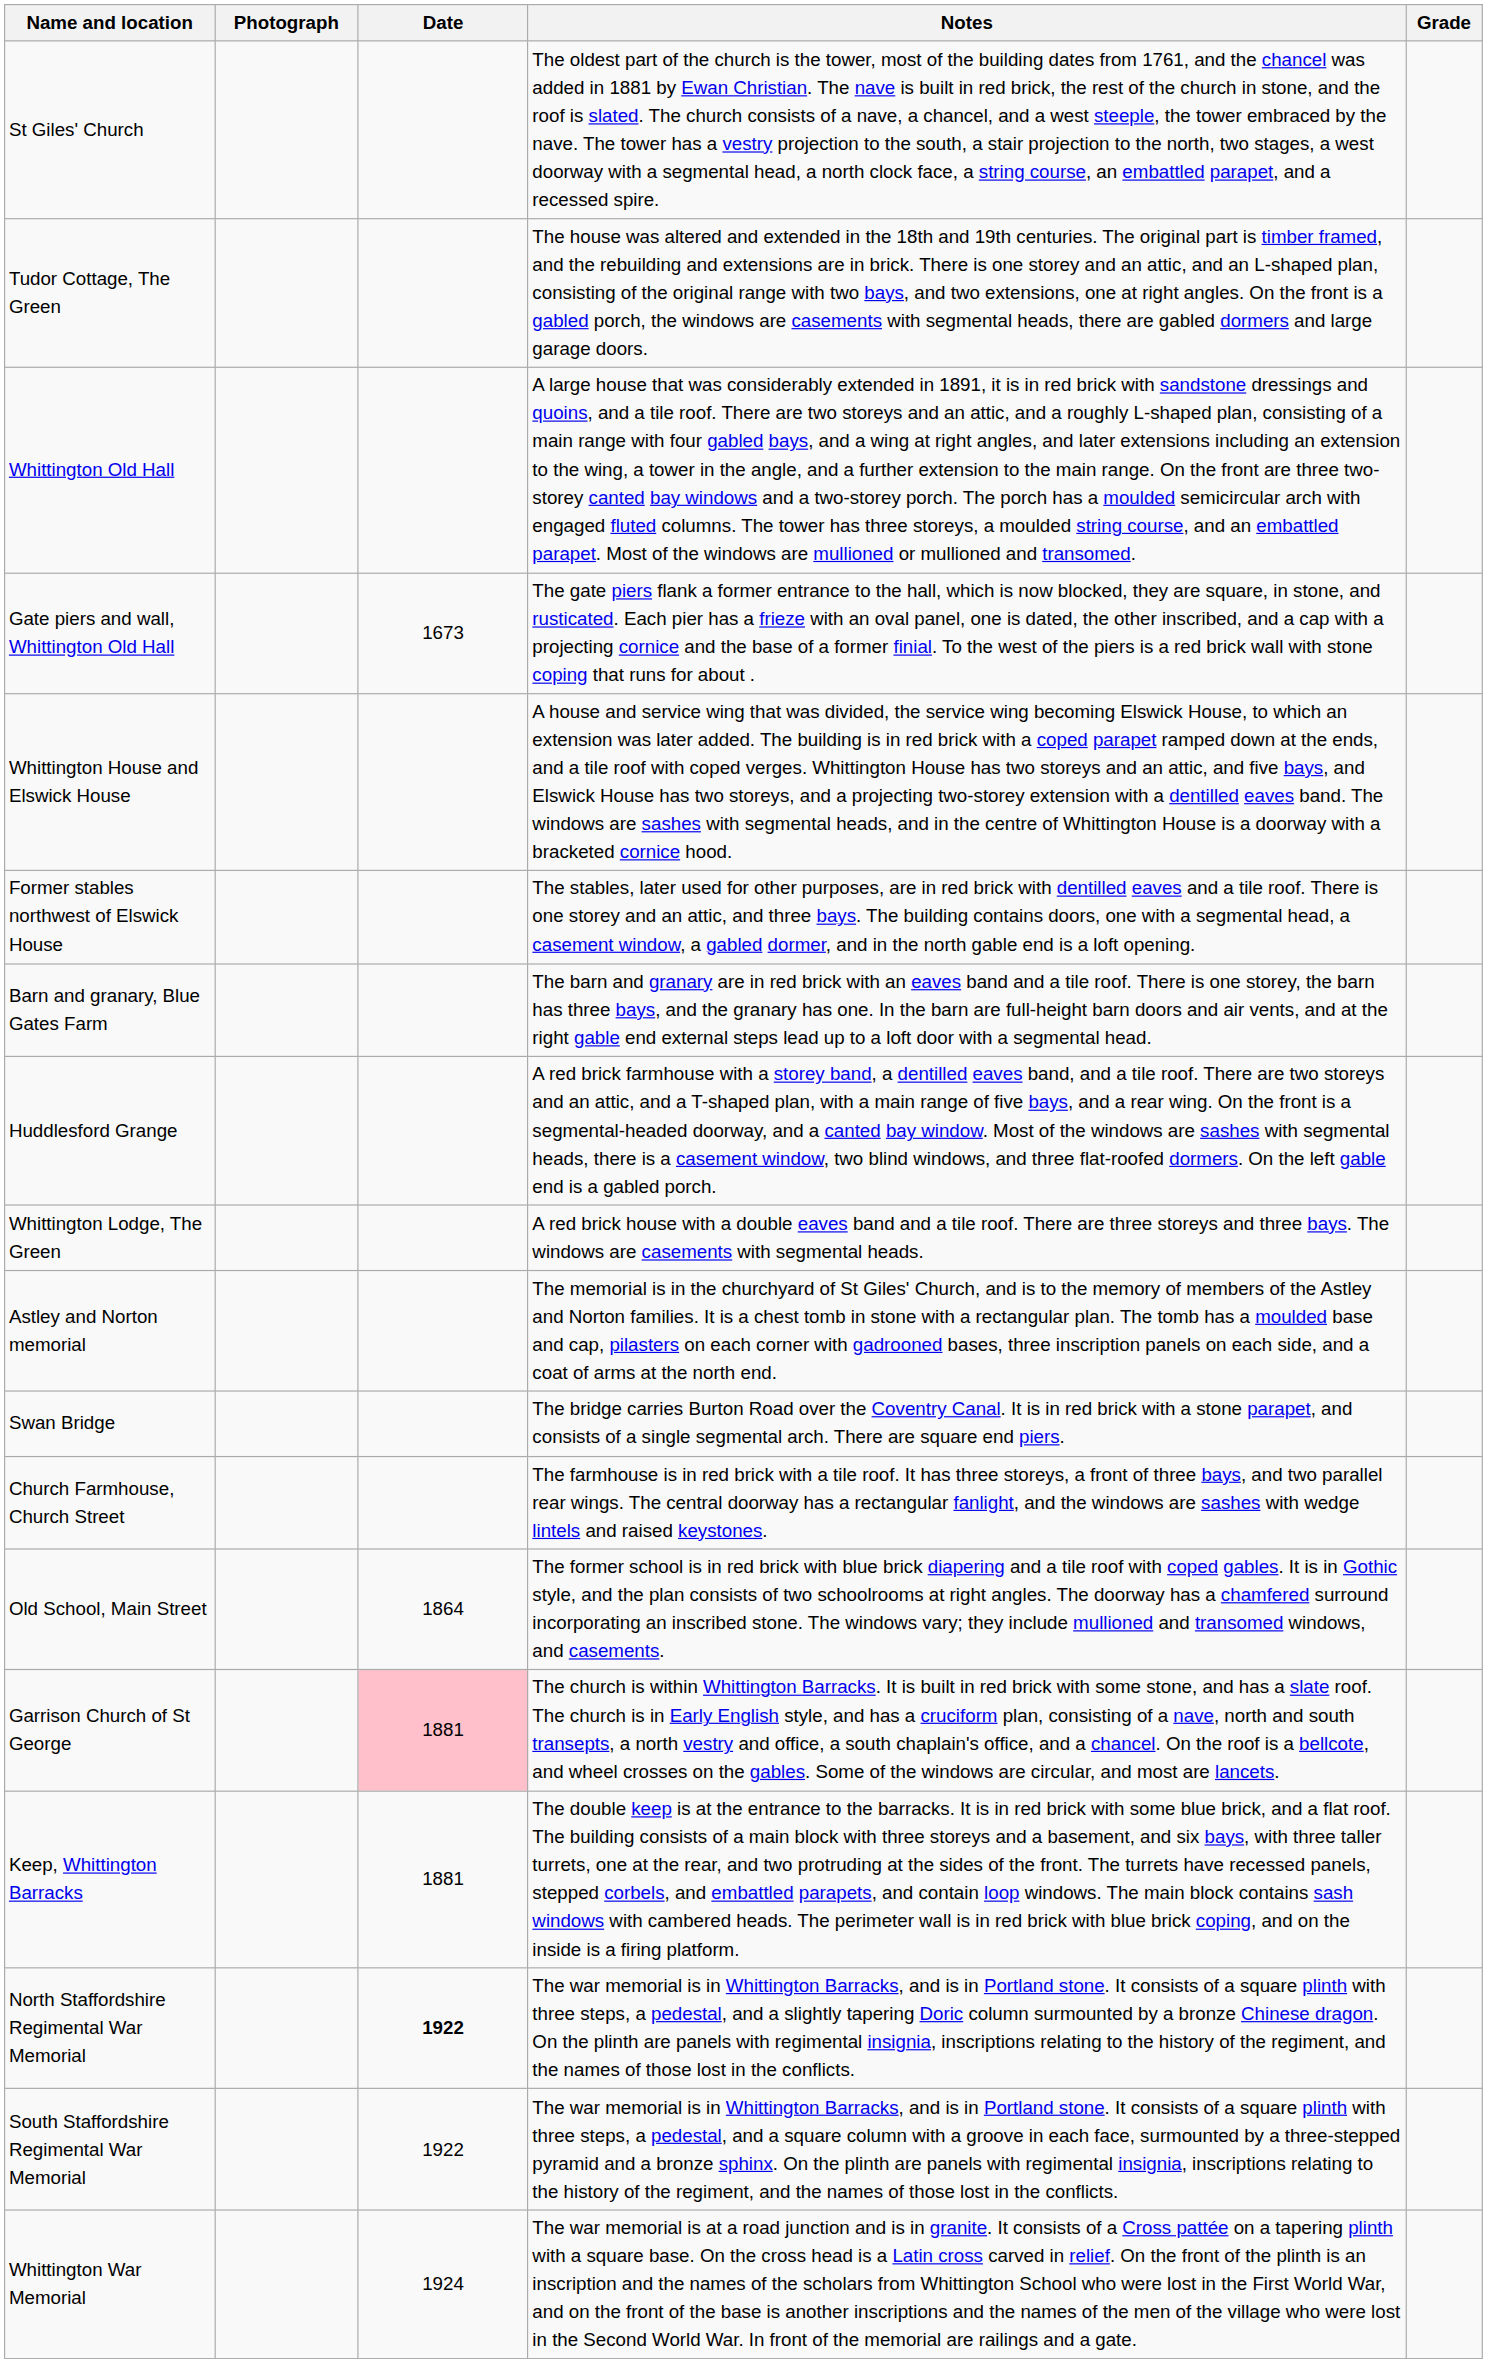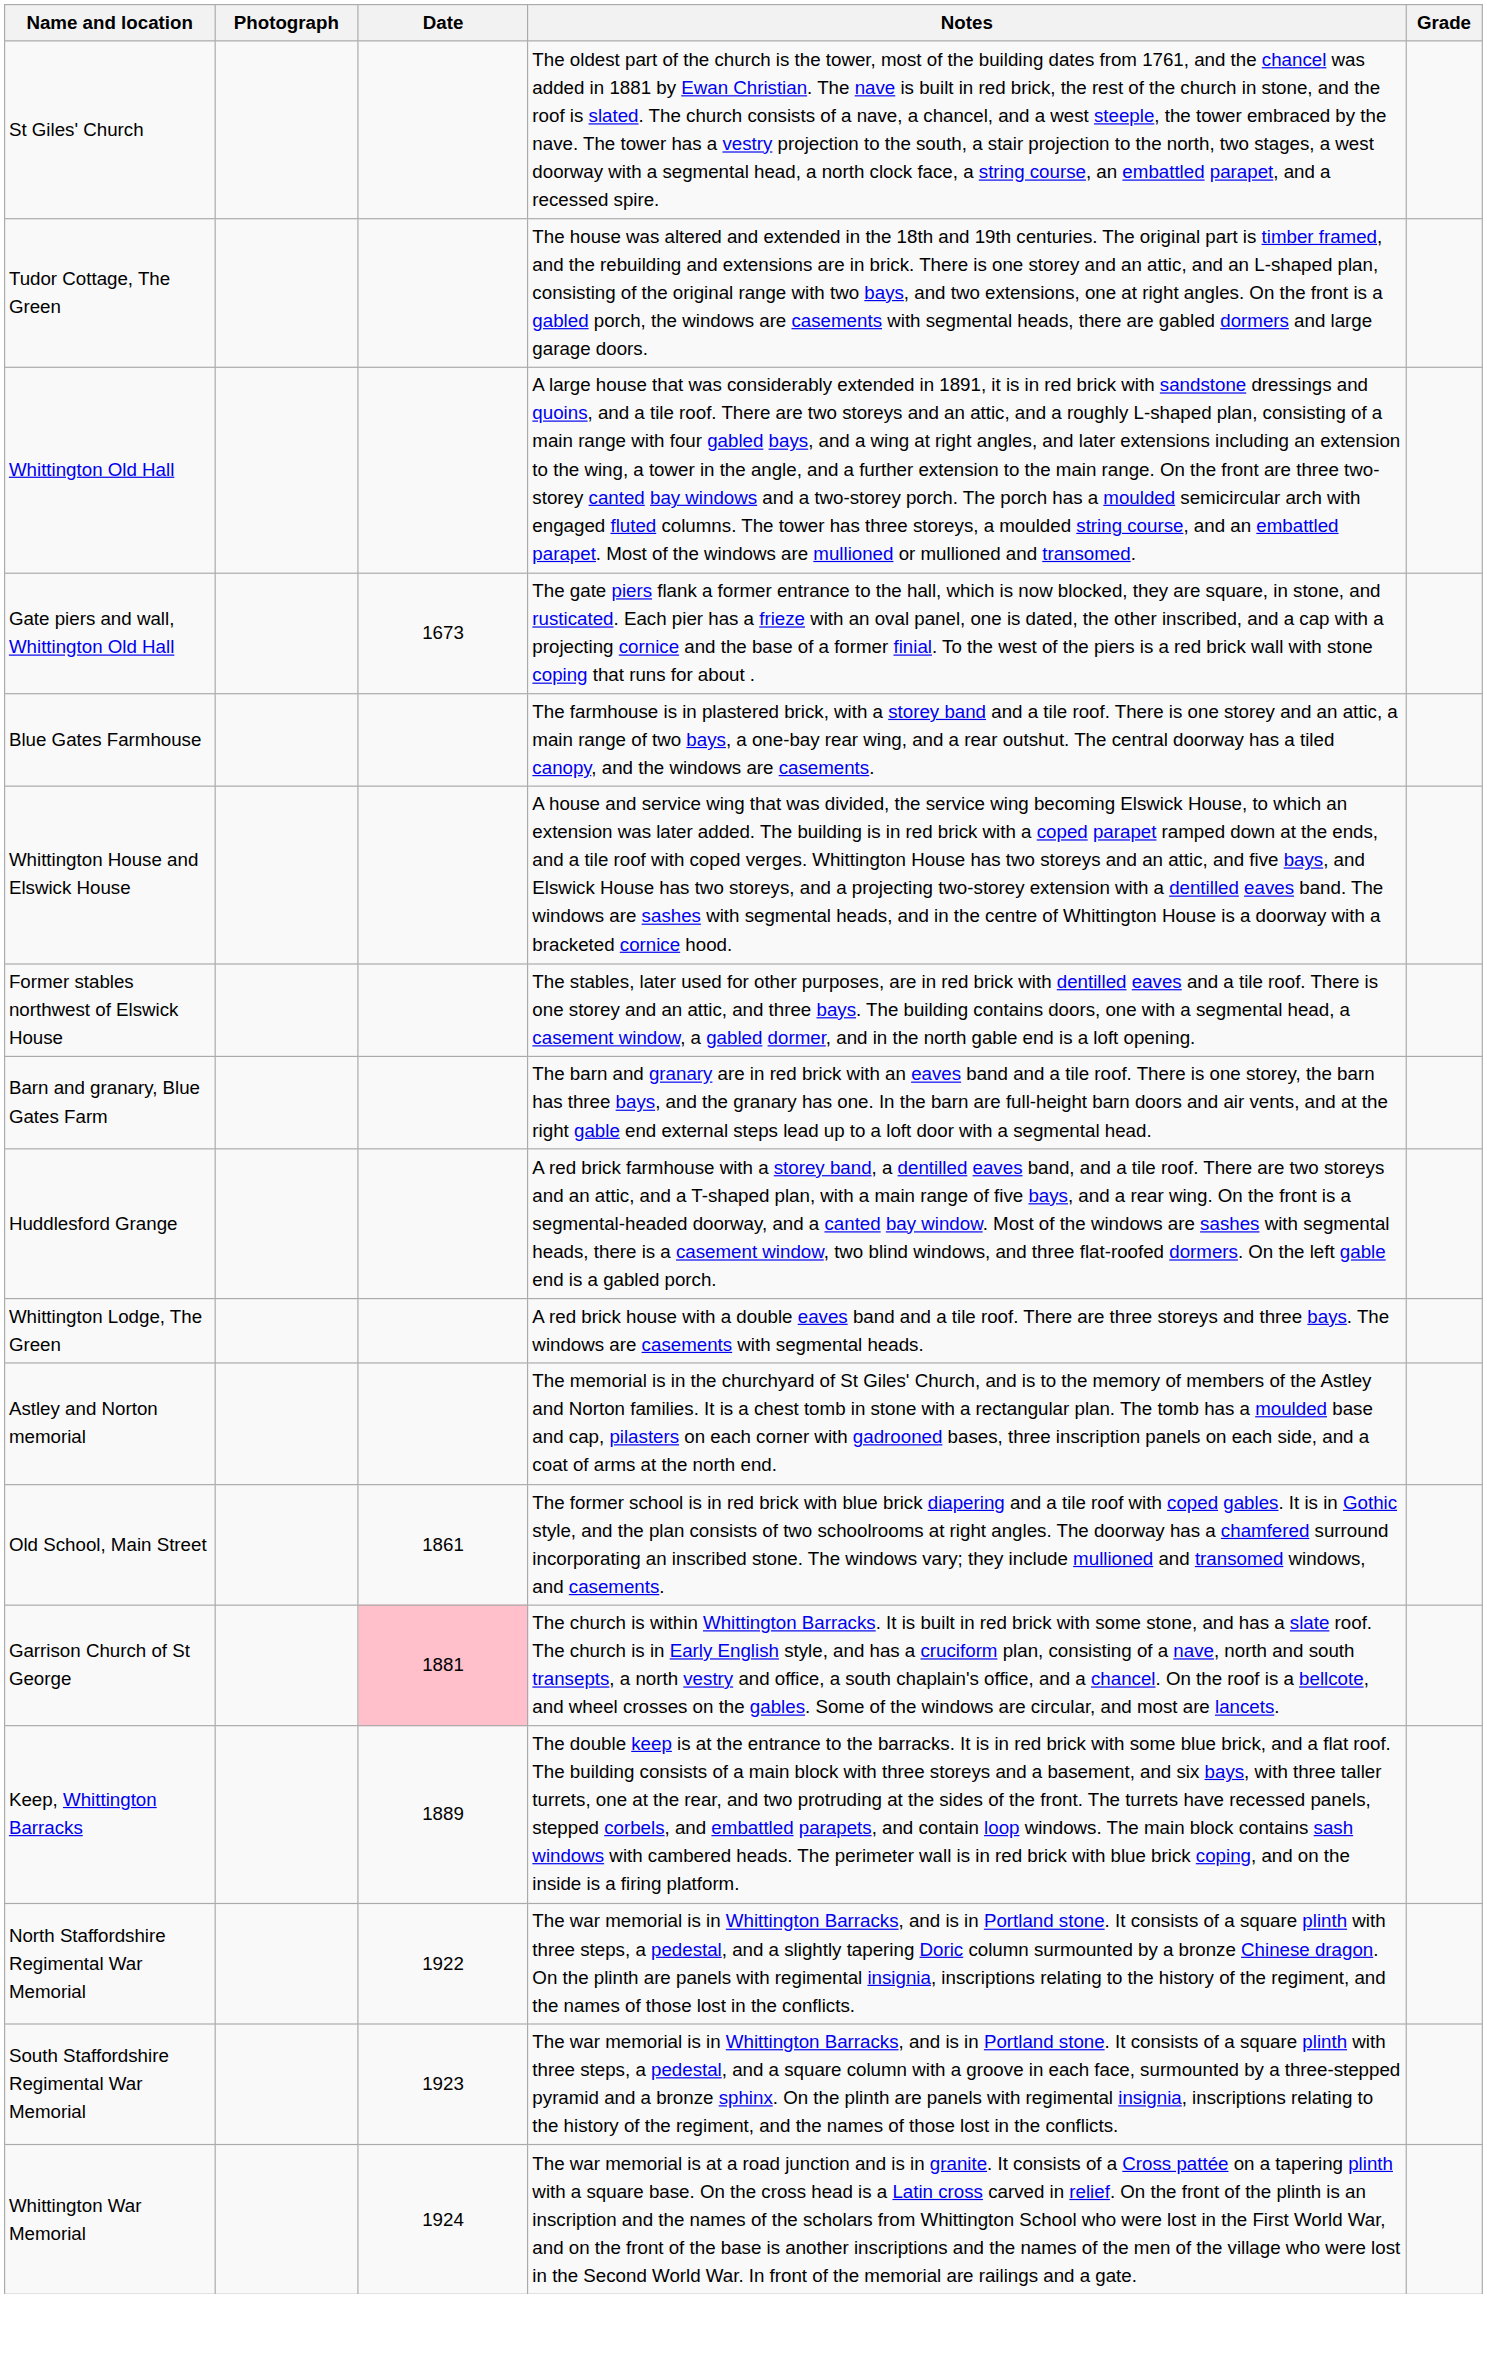+ row: (105, 739)
- row: (62, 1423)
- row: (92, 1502)
(443, 1609) 1864 -> (443, 1544) 1861
(443, 1879) 1881 -> (443, 1814) 1889
(443, 2028) bold -> (443, 1963) normal
(443, 2149) 1922 -> (443, 2084) 1923
